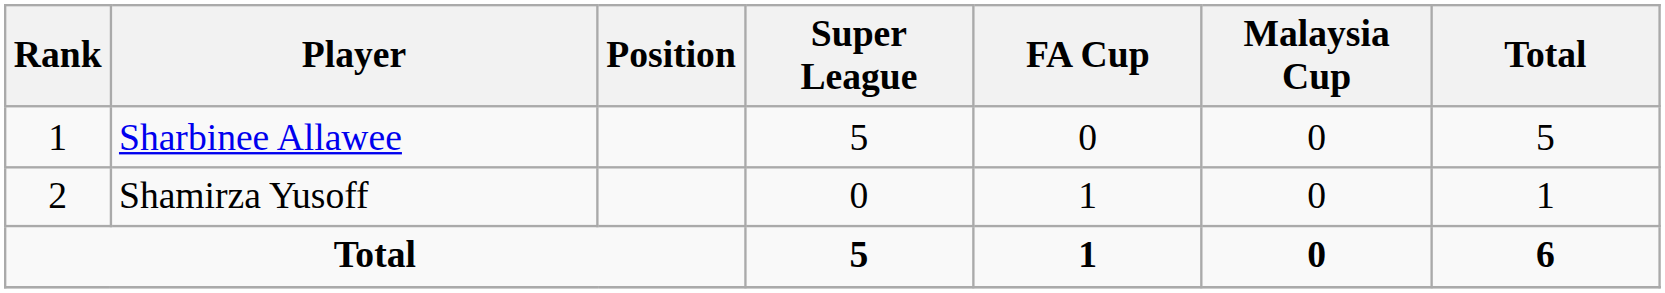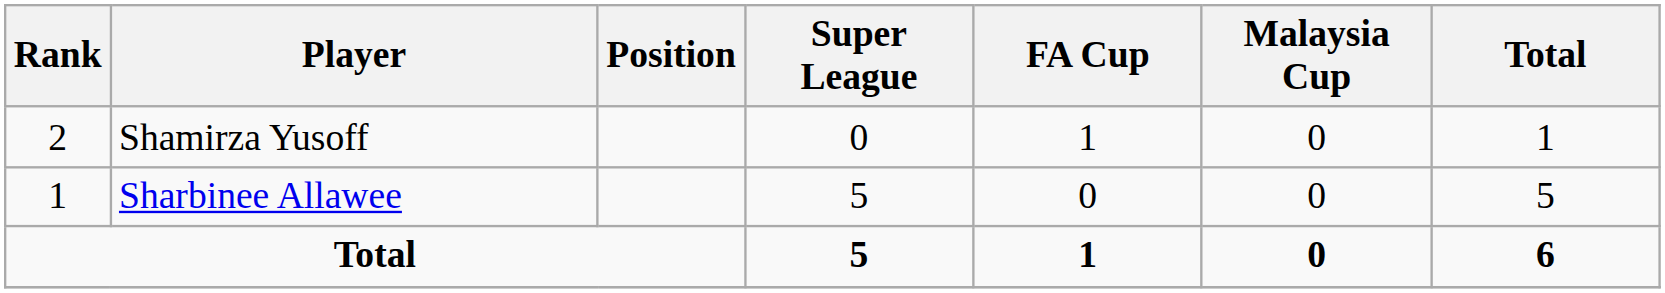rows swapped: (260, 136) <-> (244, 195)
